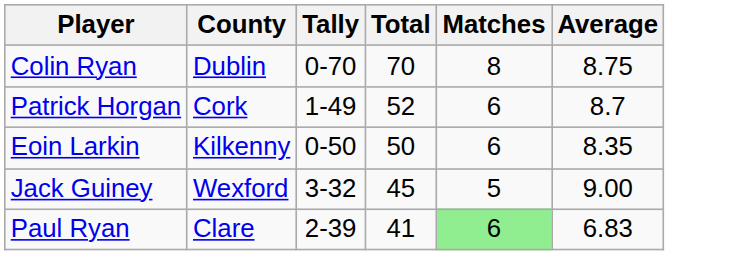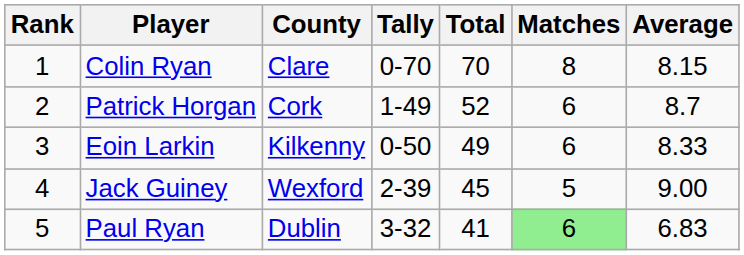+ column: (42, 24)
(230, 65) Dublin -> (299, 65) Clare
(608, 65) 8.75 -> (683, 65) 8.15
(401, 147) 50 -> (476, 147) 49
(608, 147) 8.35 -> (683, 147) 8.33
(331, 188) 3-32 -> (406, 188) 2-39
(224, 229) Clare -> (304, 229) Dublin
(331, 229) 2-39 -> (406, 229) 3-32
